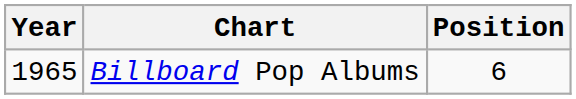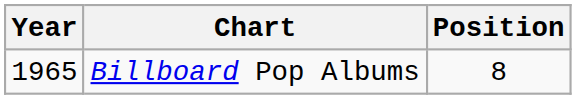(499, 72) 6 -> (499, 72) 8
